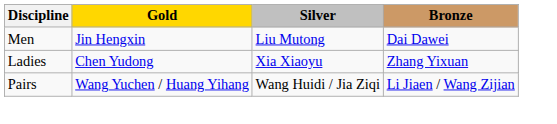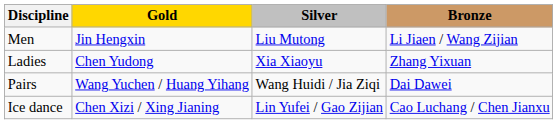(418, 38) Dai Dawei -> (454, 38) Li Jiaen / Wang Zijian
(451, 84) Li Jiaen / Wang Zijian -> (421, 84) Dai Dawei
+ row: (35, 107)
